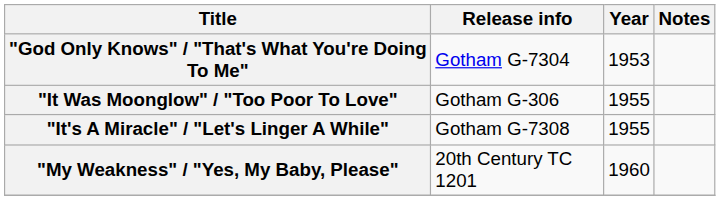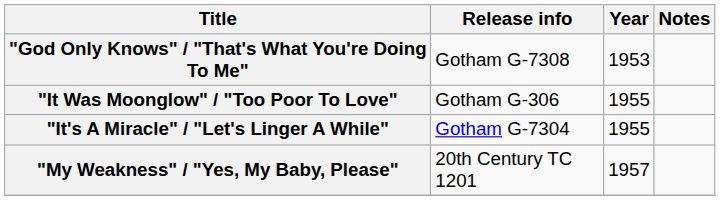(502, 59) Gotham G-7304 -> (502, 59) Gotham G-7308
(502, 129) Gotham G-7308 -> (502, 129) Gotham G-7304
(629, 169) 1960 -> (629, 169) 1957
